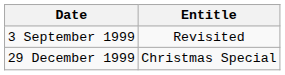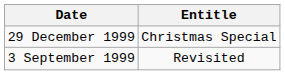rows swapped: (71, 37) <-> (71, 59)
